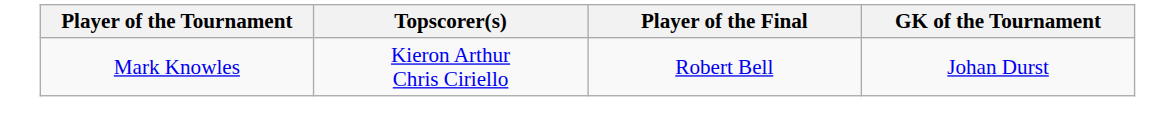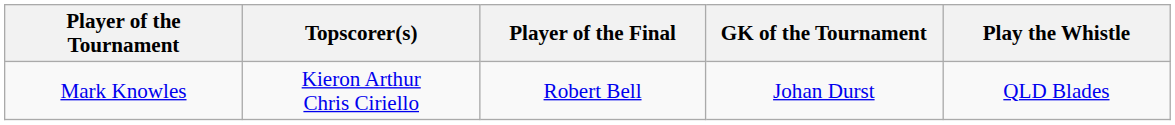+ column: (1056, 33)
